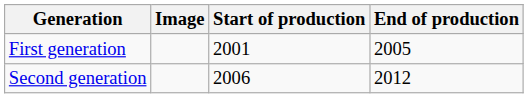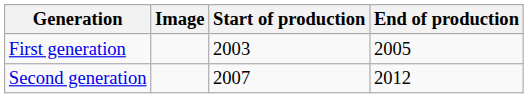(232, 48) 2001 -> (232, 48) 2003
(232, 78) 2006 -> (232, 78) 2007
